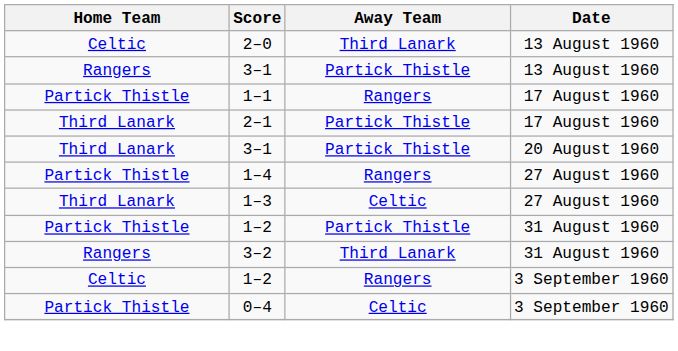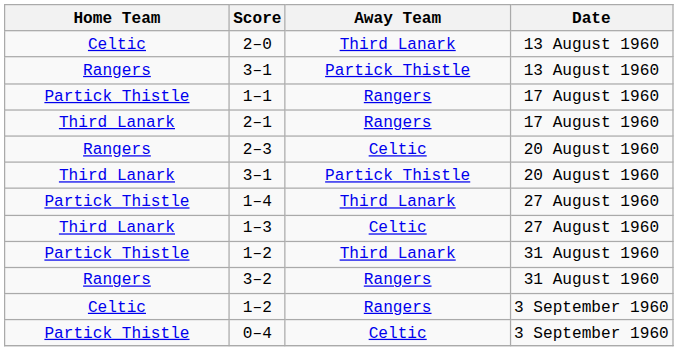(398, 123) Partick Thistle -> (398, 123) Rangers
+ row: (257, 149)
(398, 175) Rangers -> (398, 202) Third Lanark
(398, 228) Partick Thistle -> (398, 254) Third Lanark
(398, 254) Third Lanark -> (398, 280) Rangers
